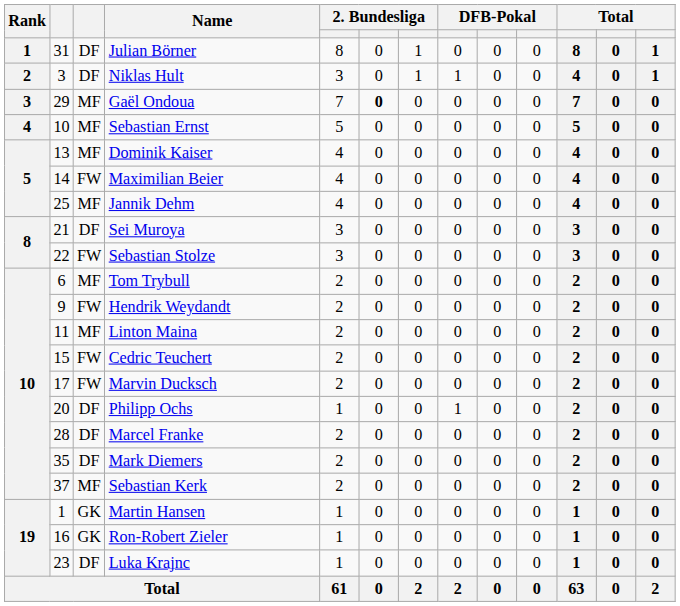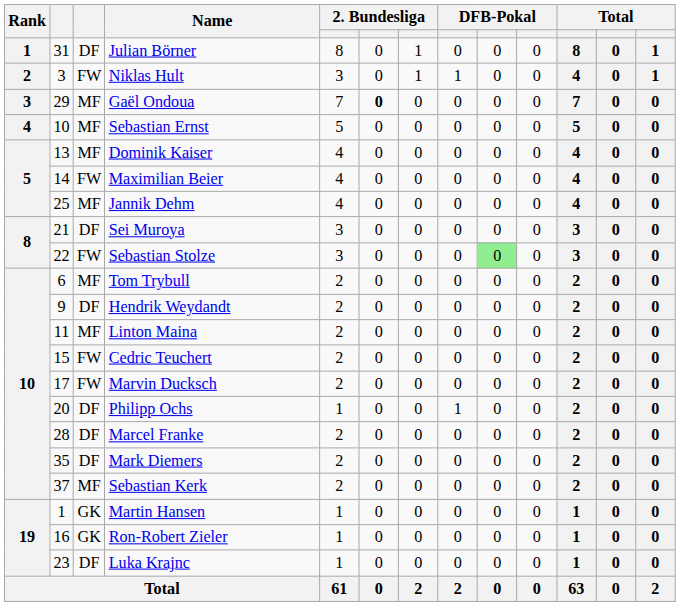(89, 76) DF -> (89, 76) FW
(497, 255) no background -> (497, 255) lightgreen background
(89, 306) FW -> (89, 306) DF
